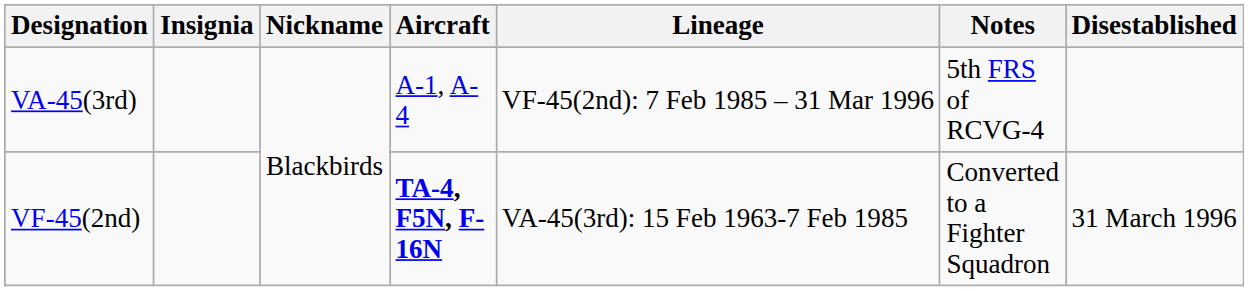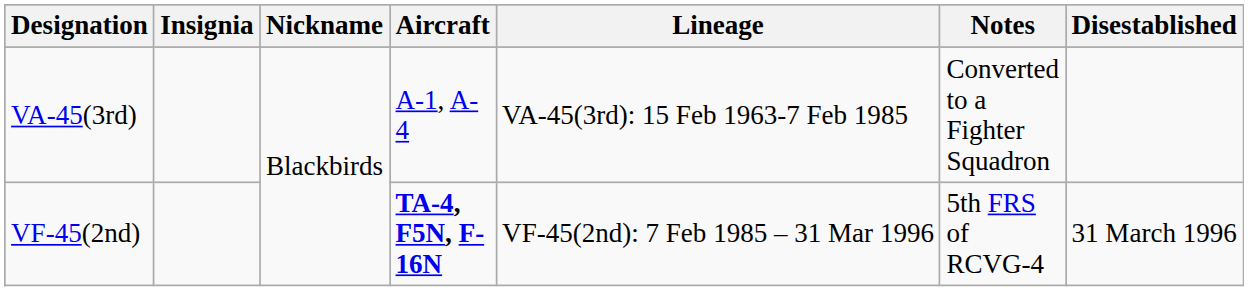(718, 99) VF-45(2nd): 7 Feb 1985 – 31 Mar 1996 -> (705, 114) VA-45(3rd): 15 Feb 1963-7 Feb 1985
(995, 99) 5th FRS of RCVG-4 -> (1003, 114) Converted to a Fighter Squadron
(705, 218) VA-45(3rd): 15 Feb 1963-7 Feb 1985 -> (718, 233) VF-45(2nd): 7 Feb 1985 – 31 Mar 1996
(1003, 218) Converted to a Fighter Squadron -> (995, 233) 5th FRS of RCVG-4
